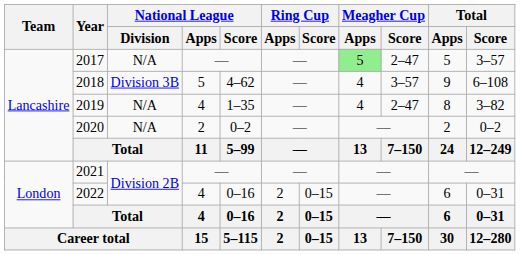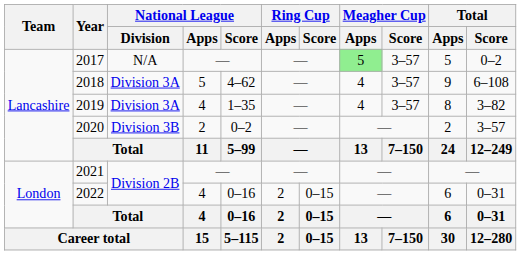(405, 60) 2–47 -> (405, 60) 3–57
(490, 60) 3–57 -> (491, 60) 0–2
(145, 82) Division 3B -> (145, 82) Division 3A
(145, 104) N/A -> (145, 104) Division 3A
(405, 104) 2–47 -> (405, 104) 3–57
(145, 127) N/A -> (145, 127) Division 3B
(490, 127) 0–2 -> (491, 127) 3–57
